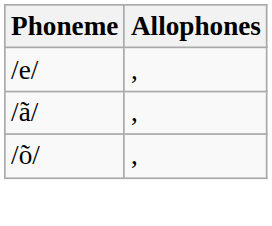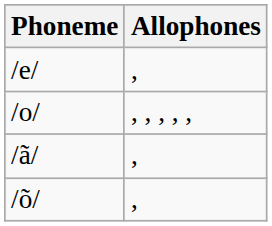+ row: (25, 112)
